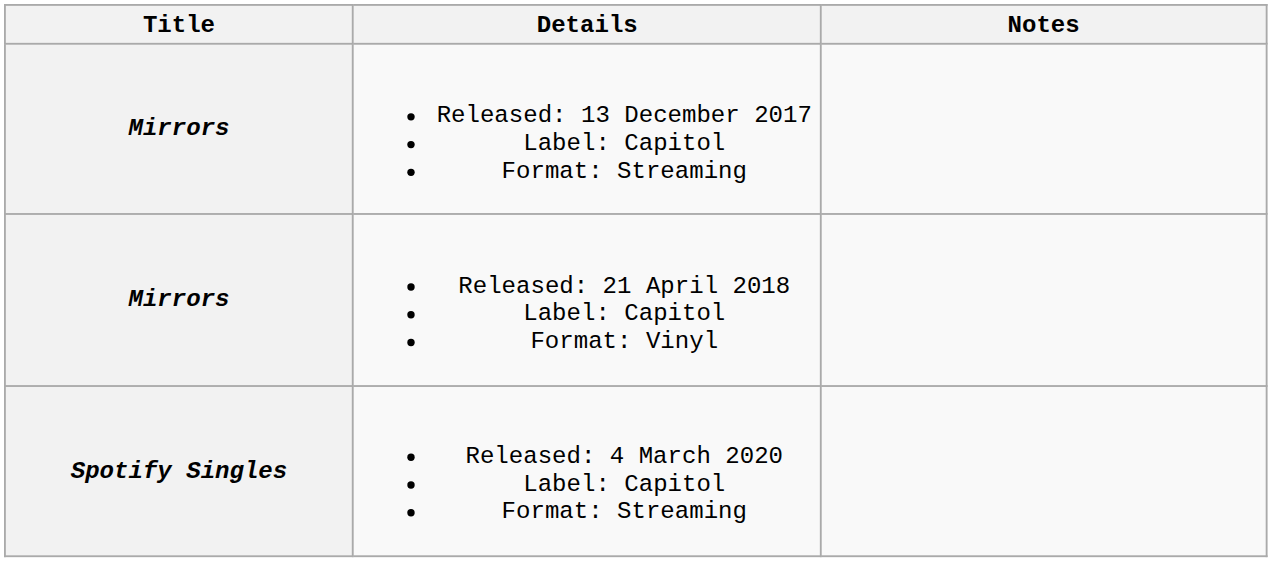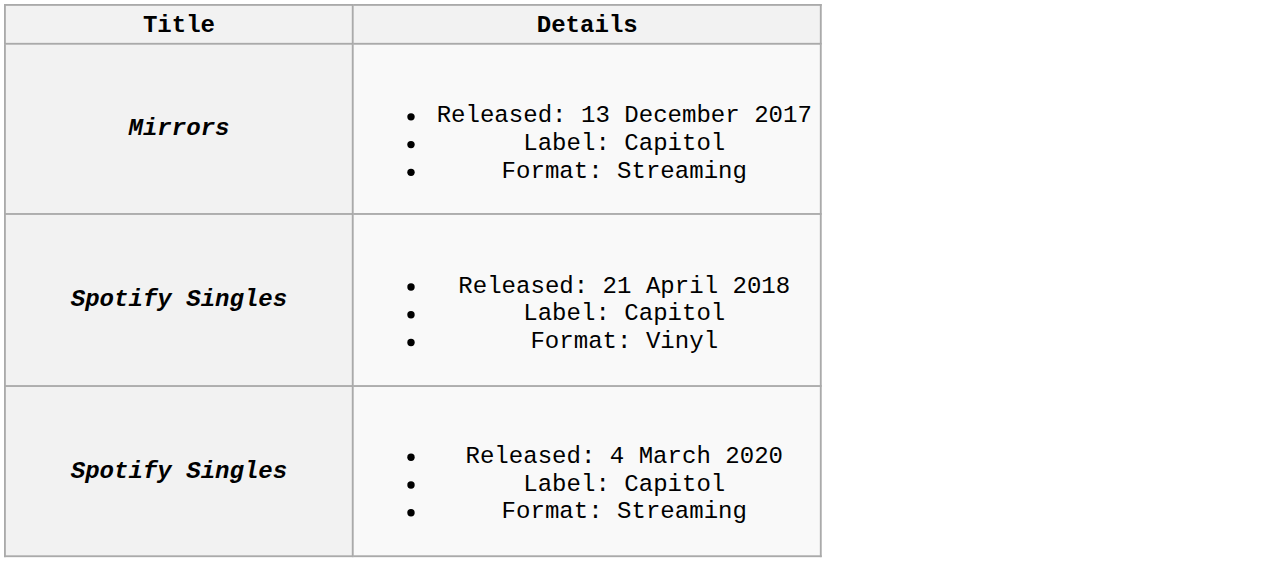- column: (1044, 25)
(179, 300) Mirrors -> (179, 300) Spotify Singles
